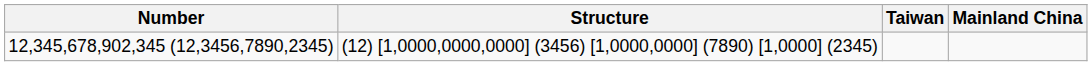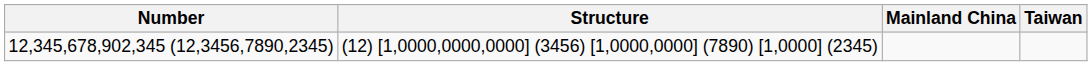columns swapped: (915, 18) <-> (1017, 18)
